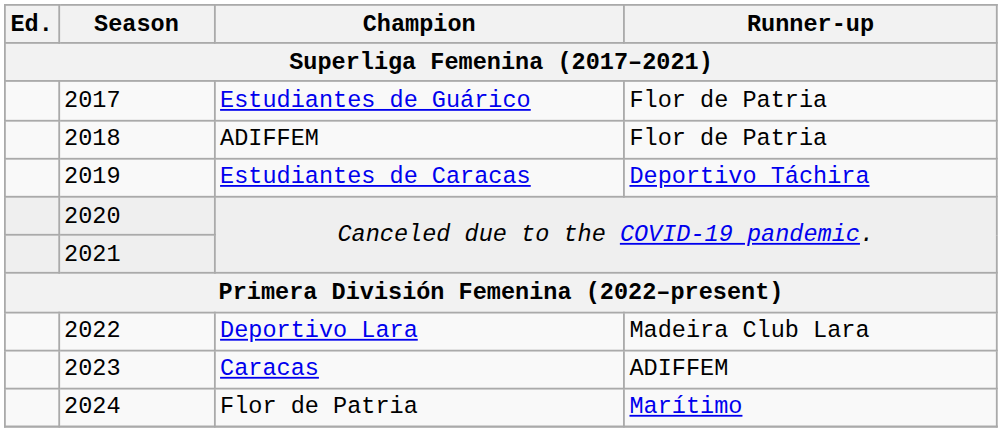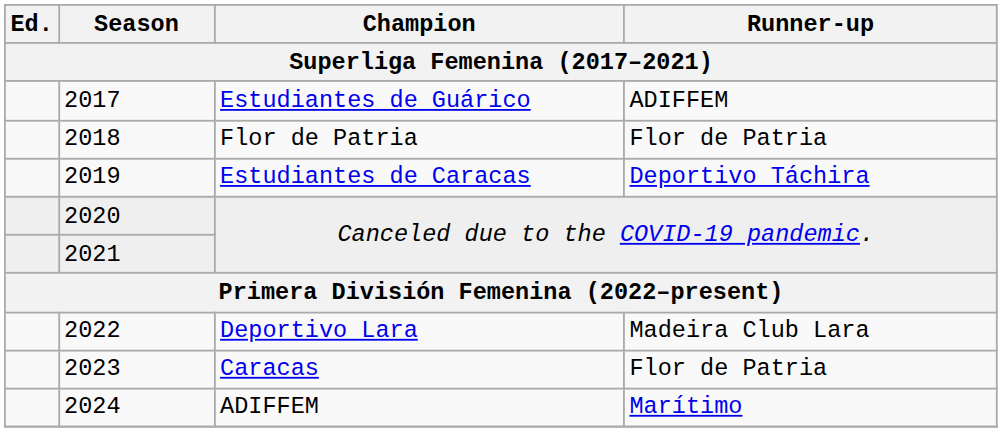(728, 101) Flor de Patria -> (679, 101) ADIFFEM
(269, 139) ADIFFEM -> (319, 139) Flor de Patria
(679, 369) ADIFFEM -> (728, 369) Flor de Patria
(319, 408) Flor de Patria -> (269, 408) ADIFFEM
